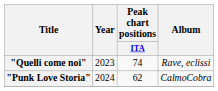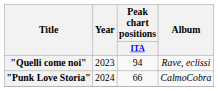(138, 63) 74 -> (138, 63) 94
(138, 78) 62 -> (138, 78) 66
